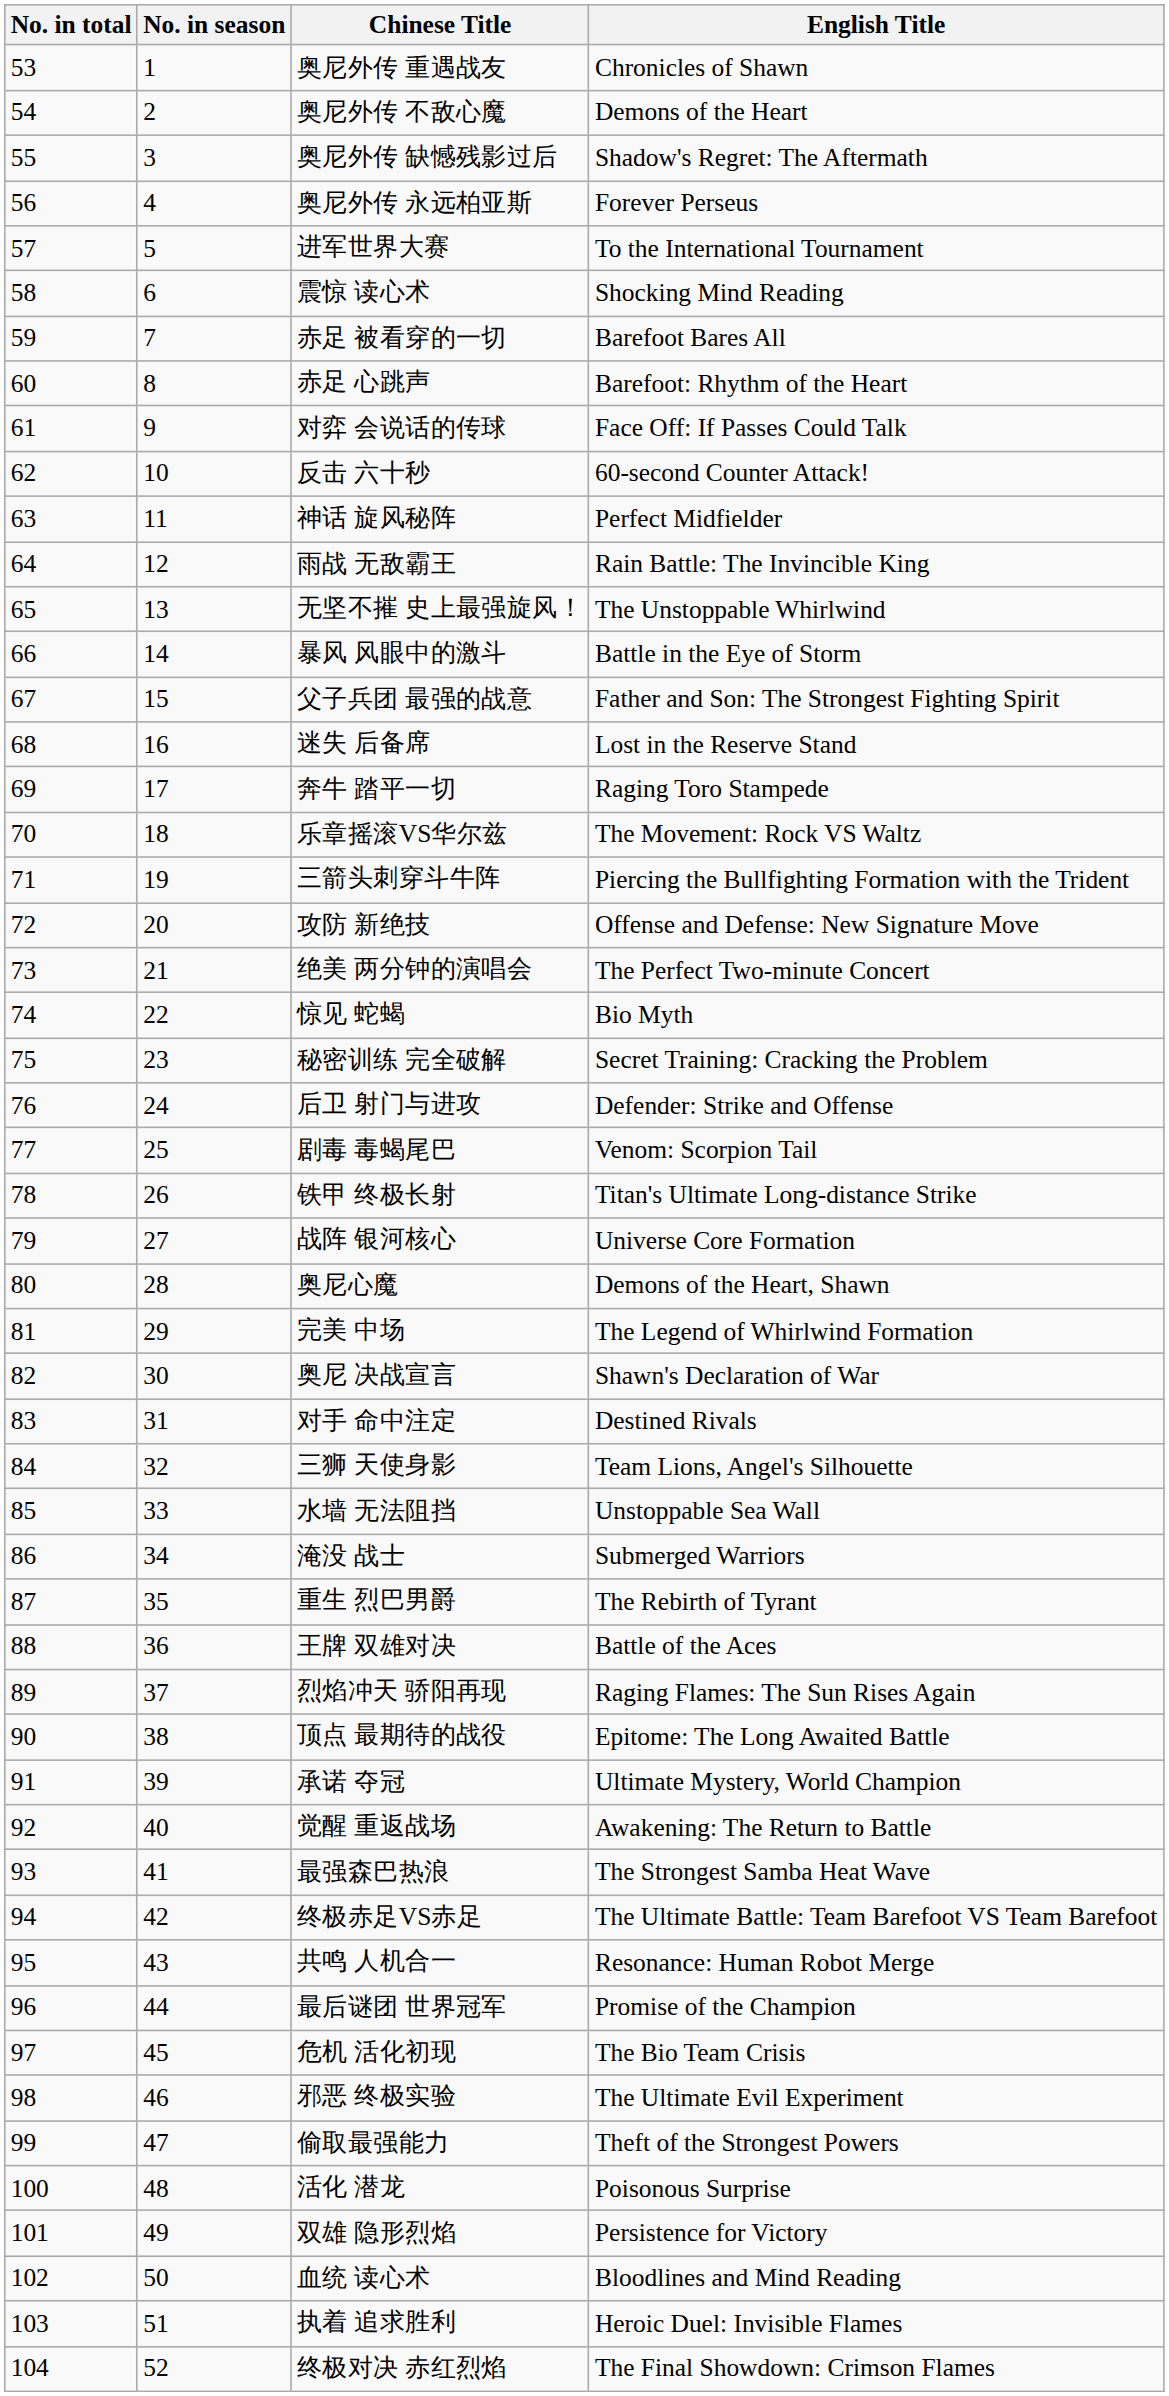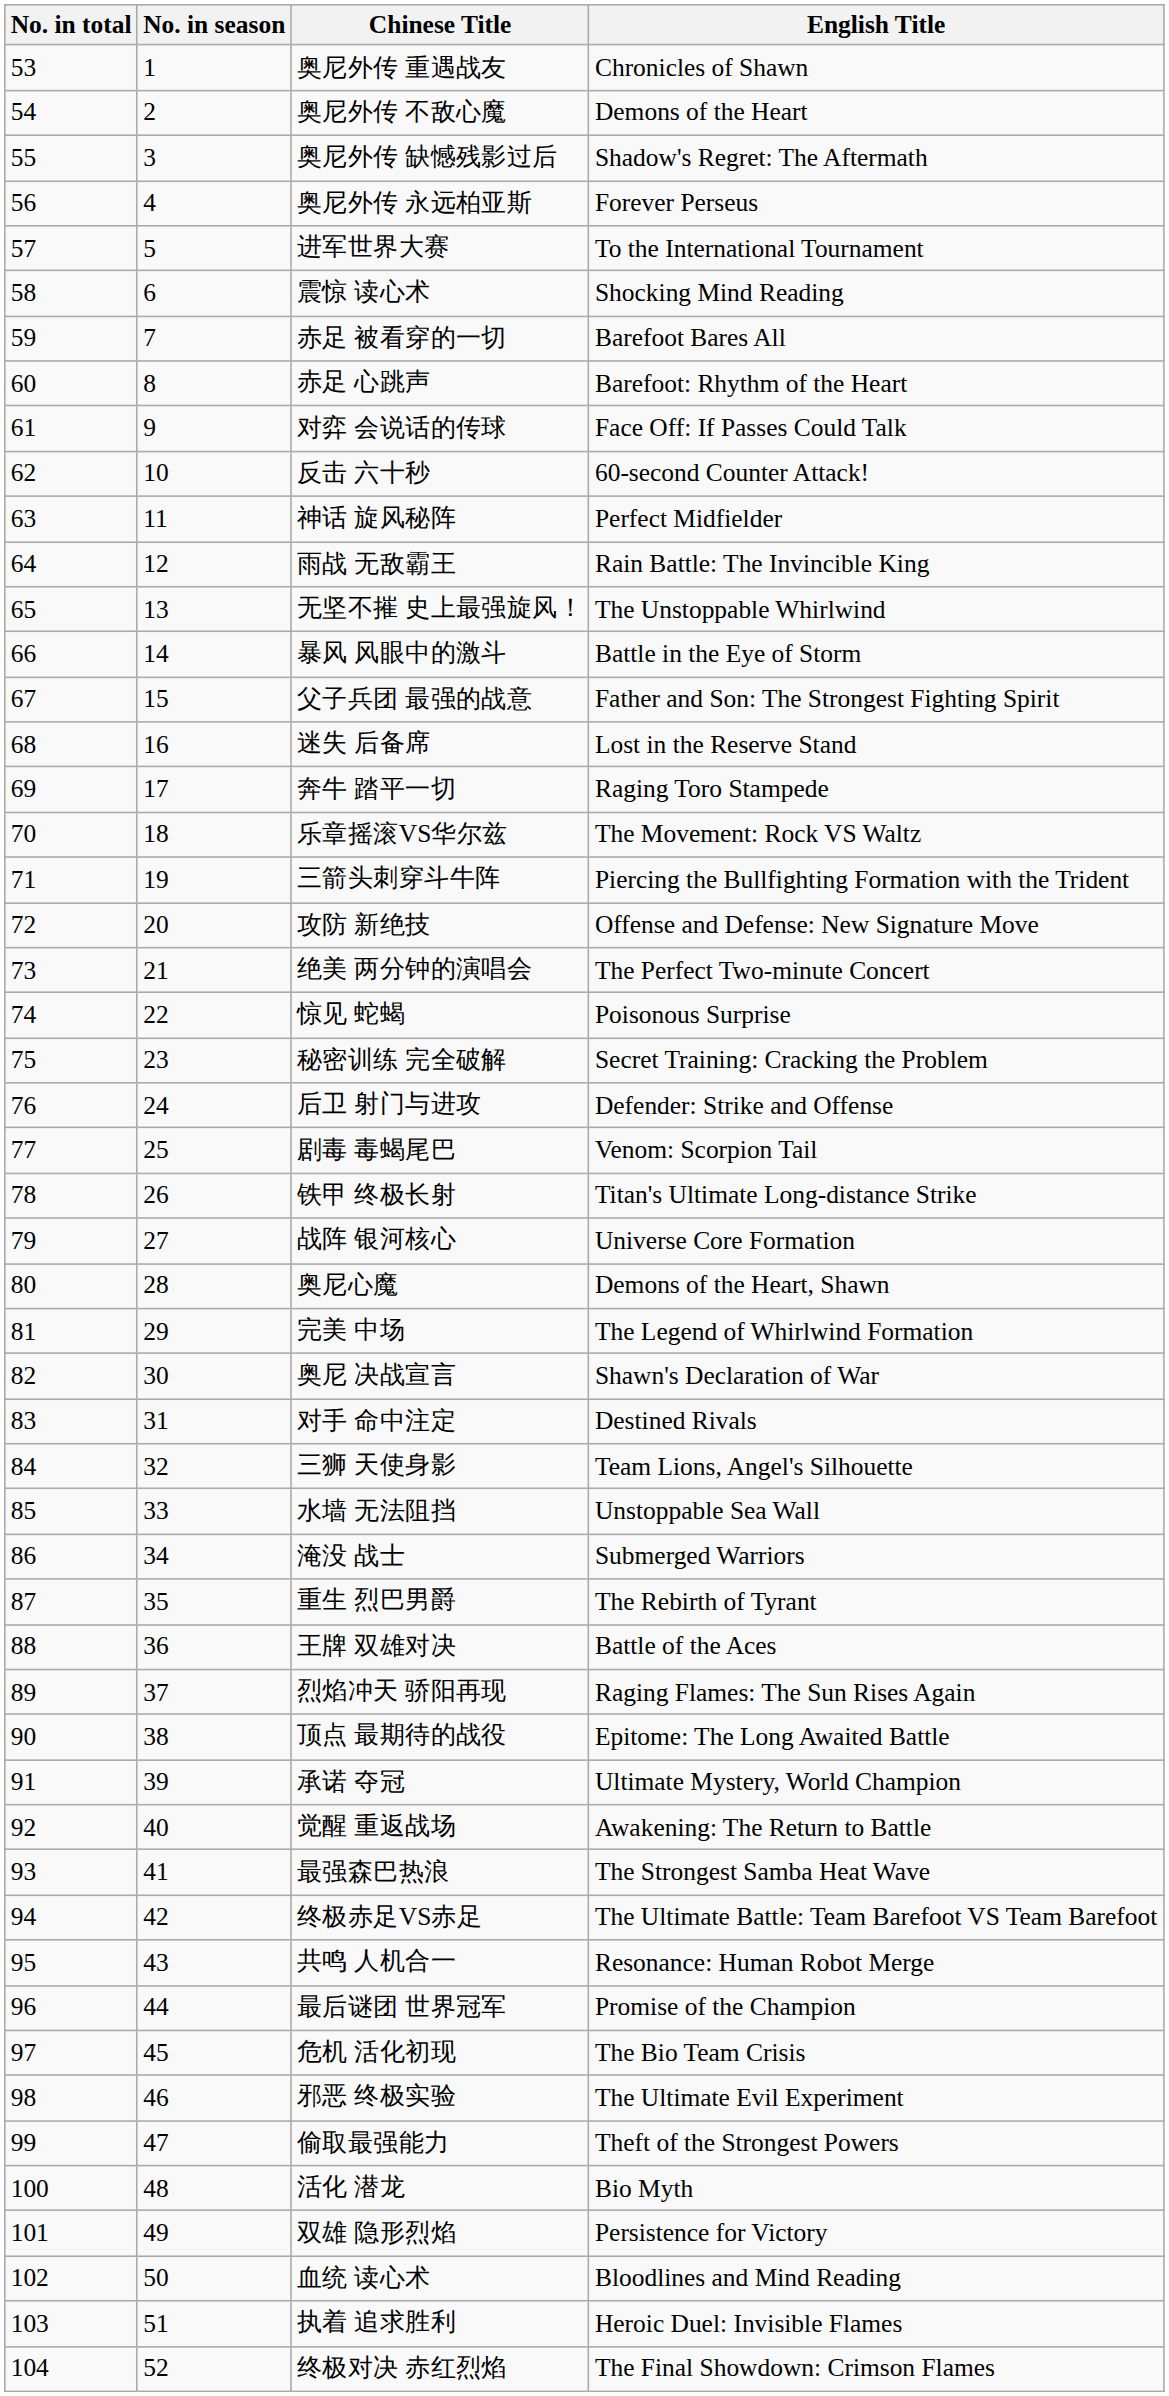(644, 1014) Bio Myth -> (693, 1014) Poisonous Surprise
(693, 2187) Poisonous Surprise -> (644, 2187) Bio Myth
